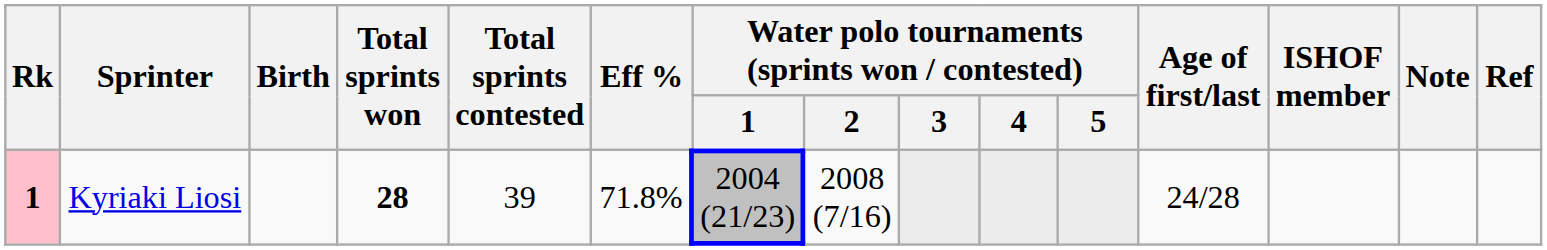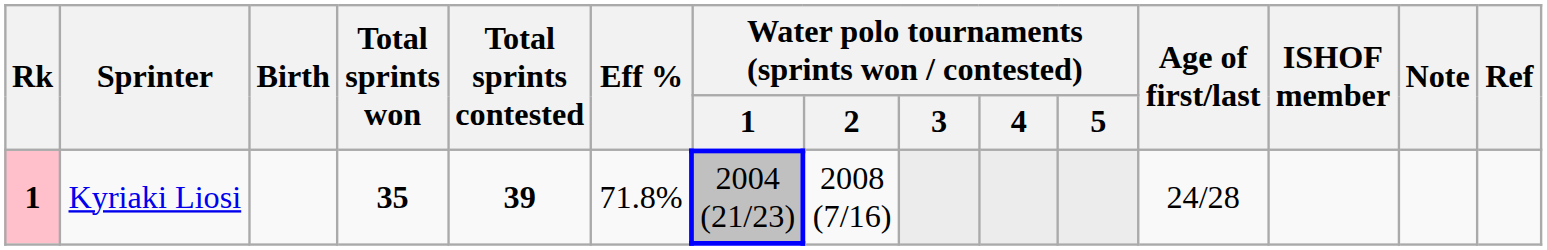(393, 196) 28 -> (393, 196) 35
(520, 196) normal -> (520, 196) bold
